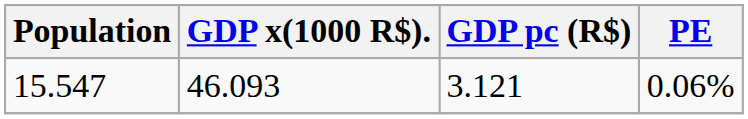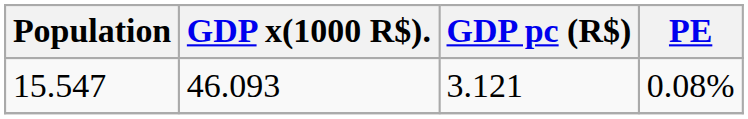(691, 85) 0.06% -> (691, 85) 0.08%
